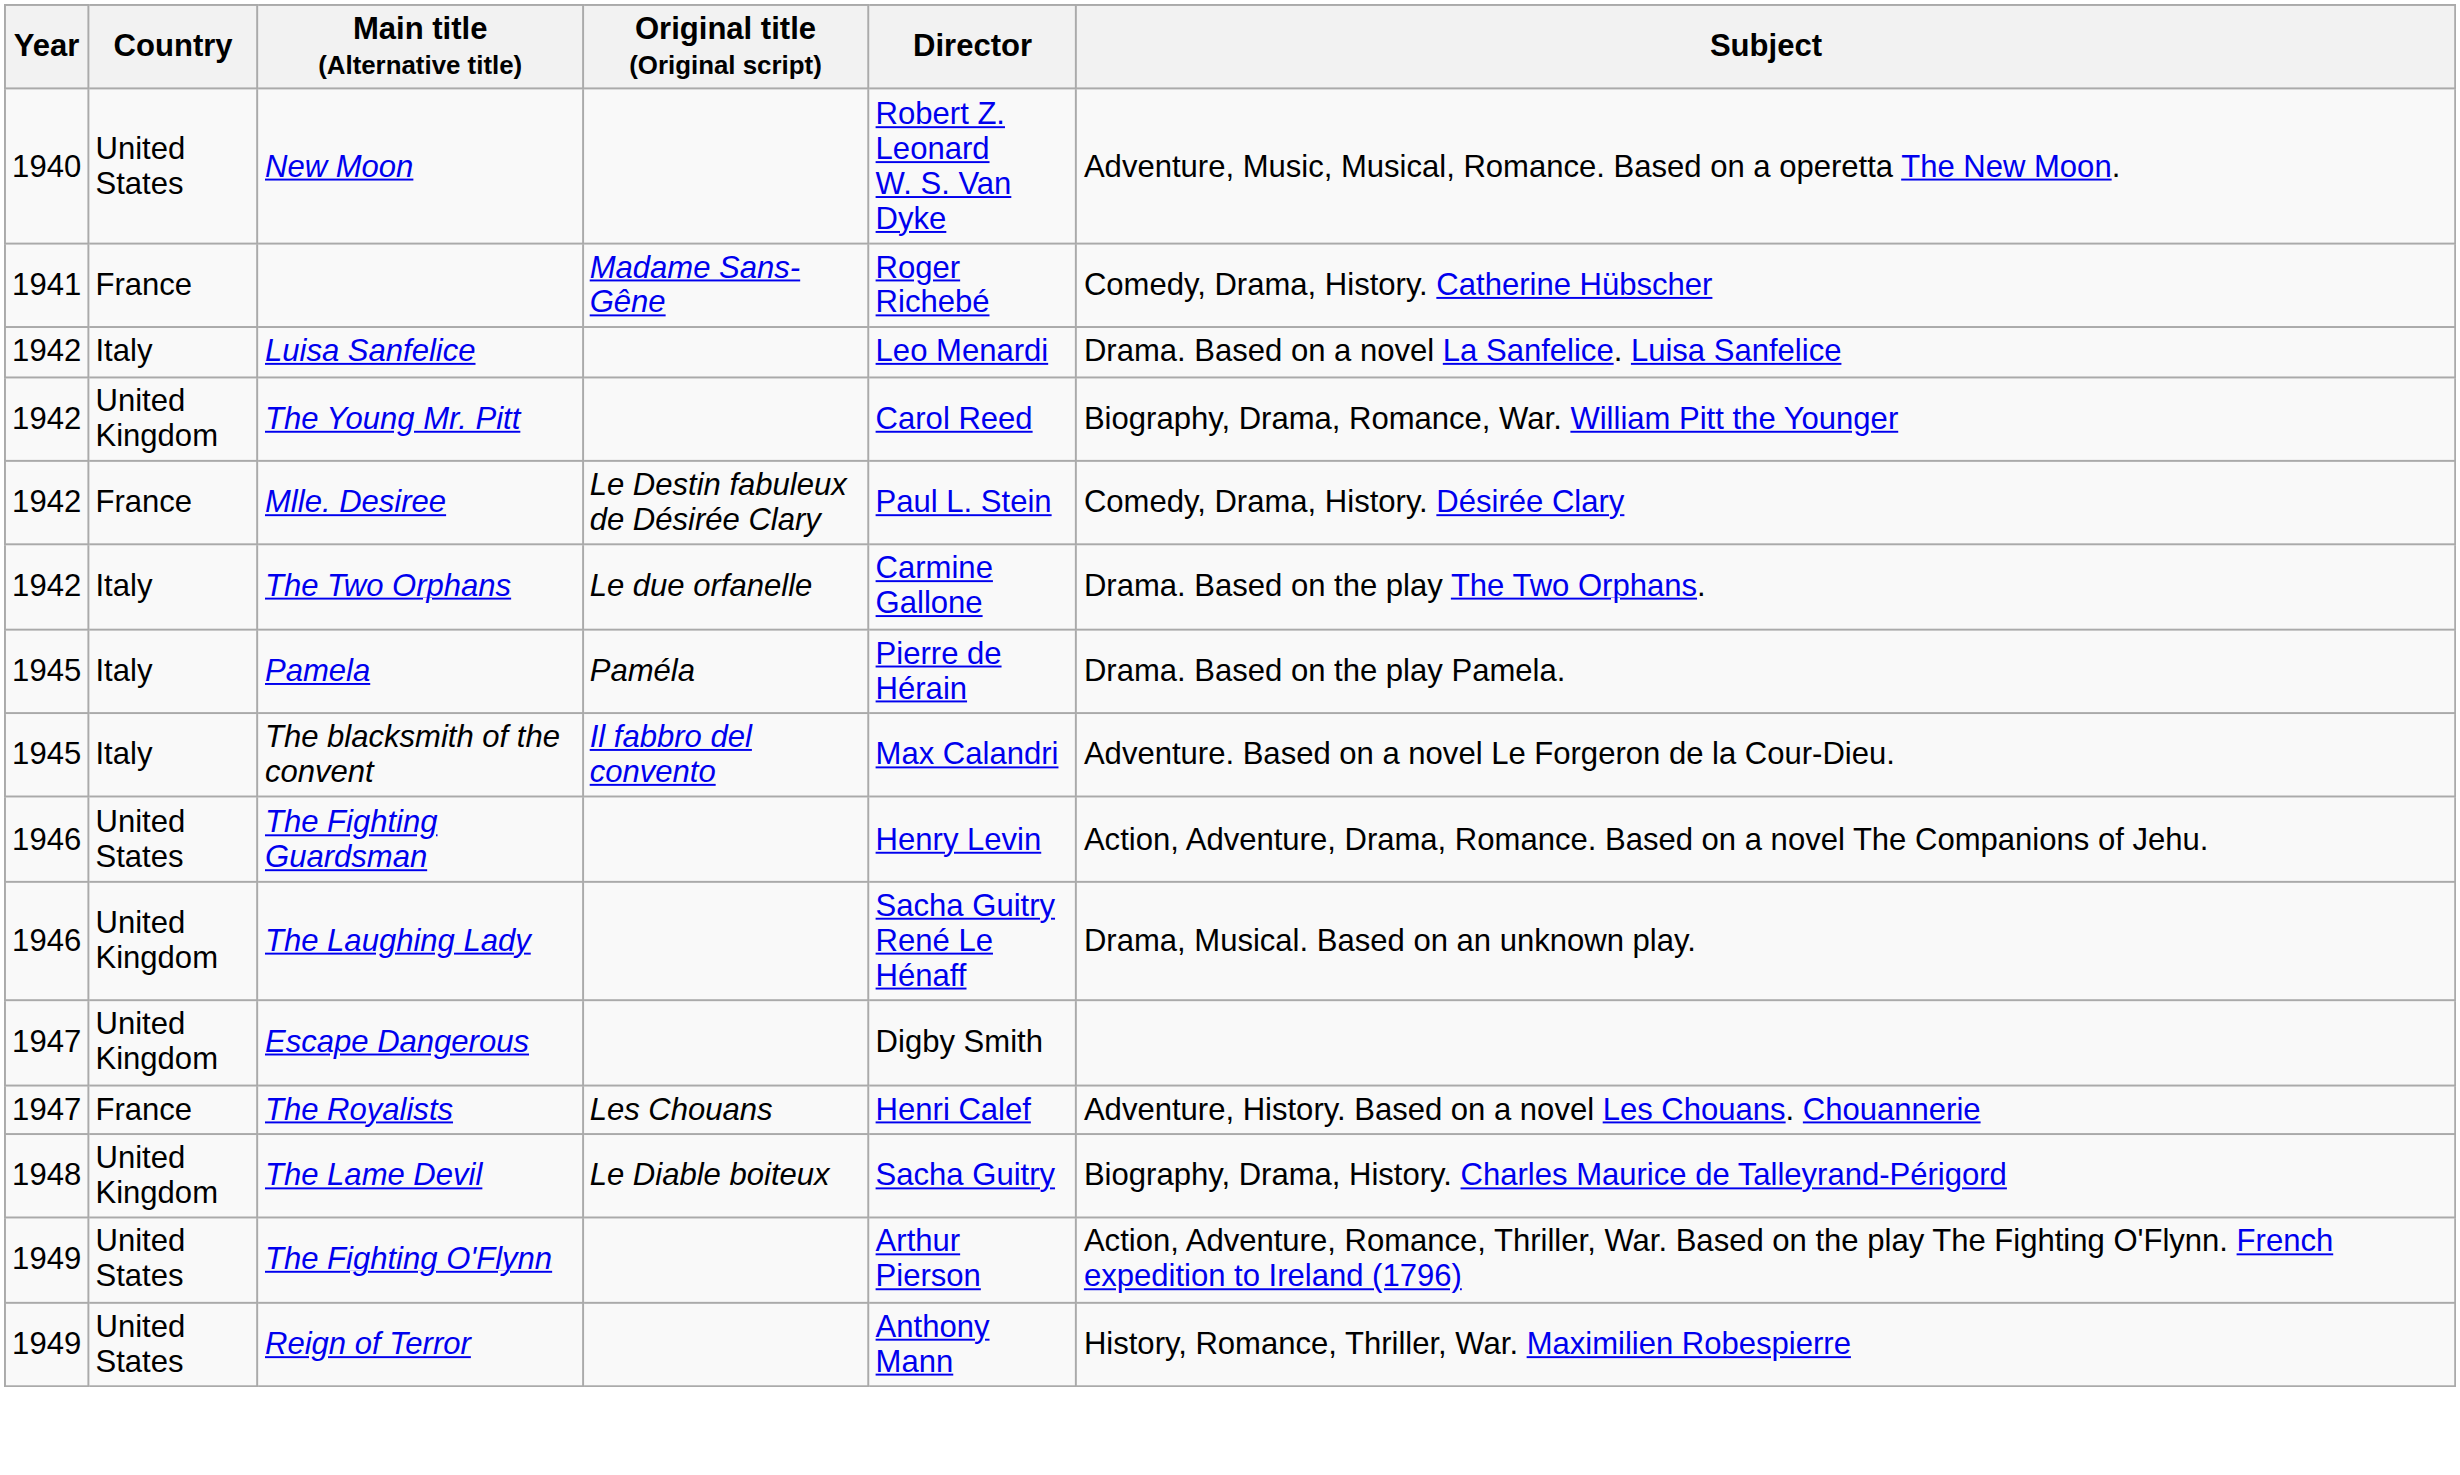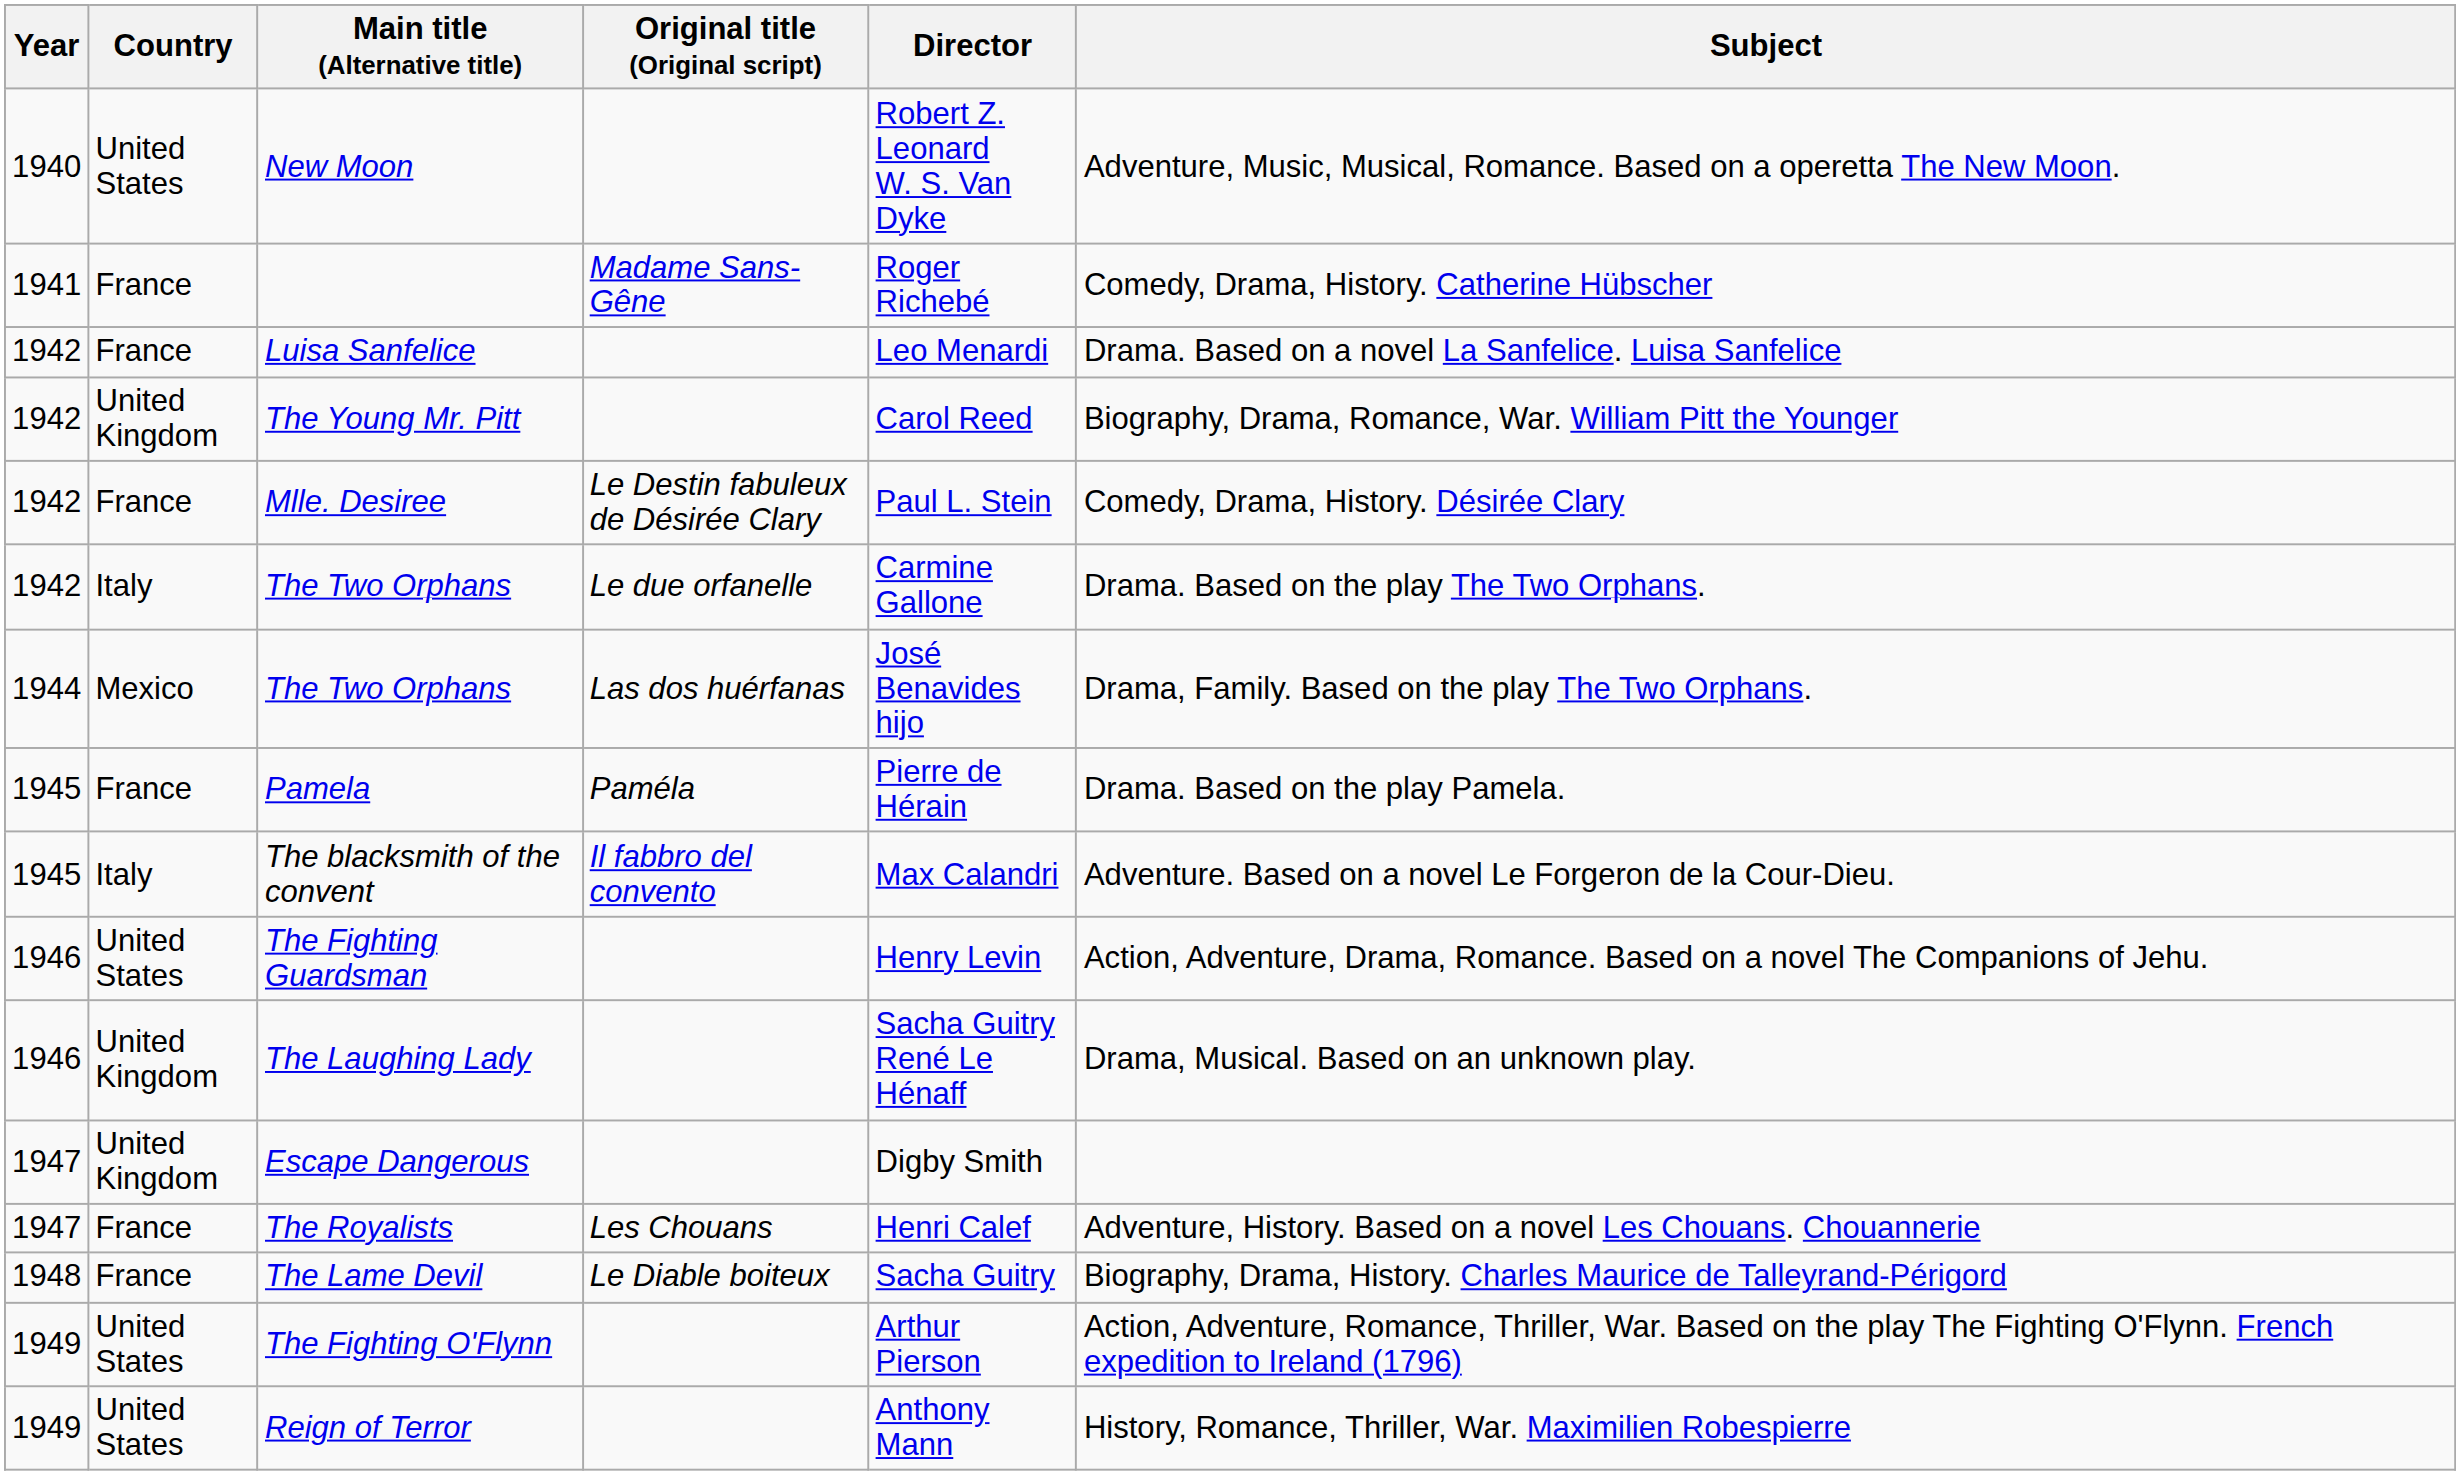(124, 351) Italy -> (144, 351) France
+ row: (47, 687)
(124, 670) Italy -> (144, 789) France
(157, 1175) United Kingdom -> (144, 1277) France
